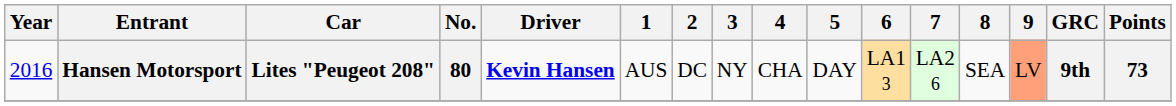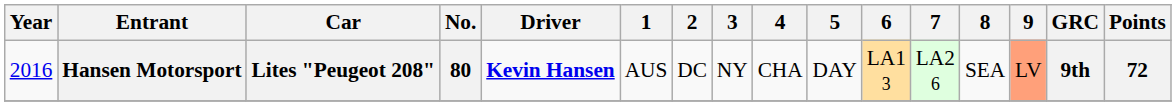(1137, 70) 73 -> (1137, 70) 72
